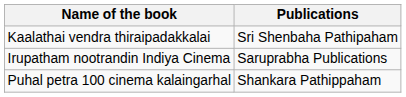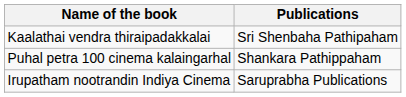rows swapped: (119, 80) <-> (119, 59)
